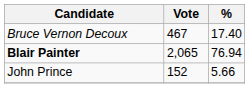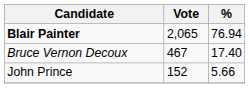rows swapped: (44, 53) <-> (67, 33)
